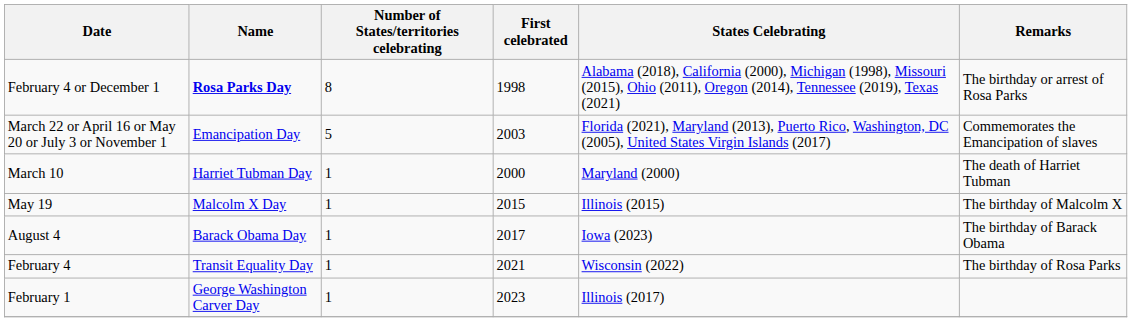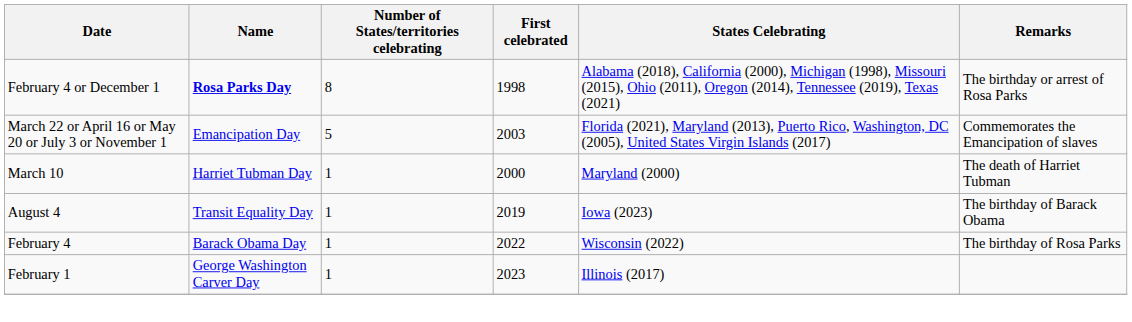- row: (30, 204)
(249, 235) Barack Obama Day -> (253, 212) Transit Equality Day
(511, 235) 2017 -> (511, 212) 2019
(253, 266) Transit Equality Day -> (249, 243) Barack Obama Day
(511, 266) 2021 -> (511, 243) 2022
